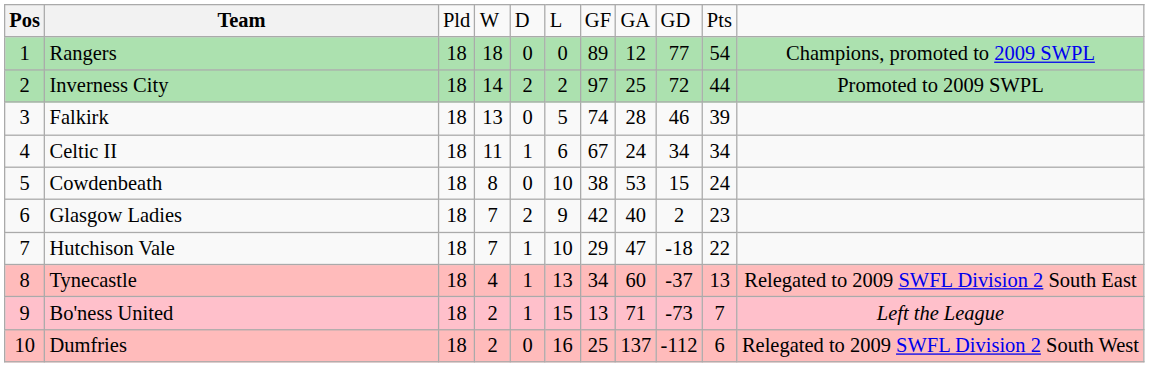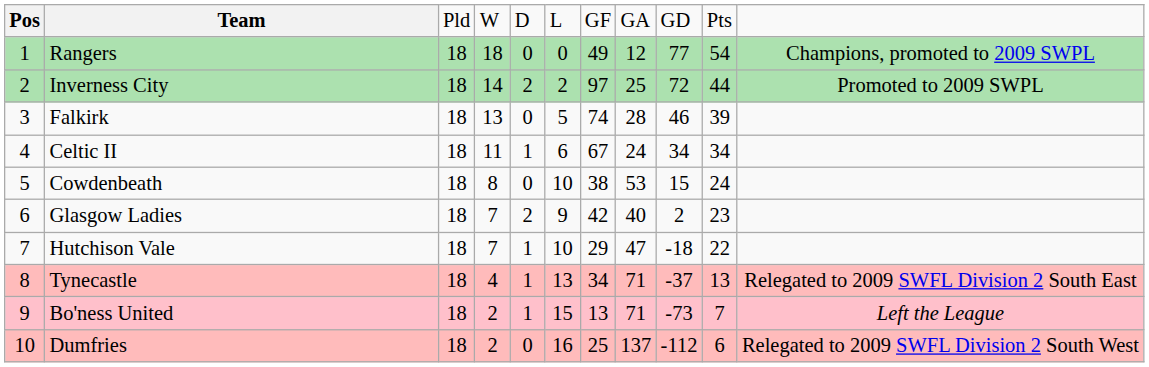(598, 53) 89 -> (598, 53) 49
(636, 280) 60 -> (636, 280) 71
